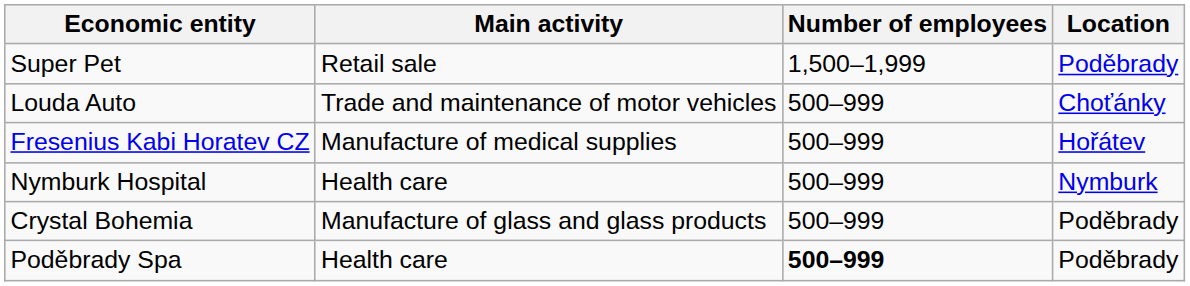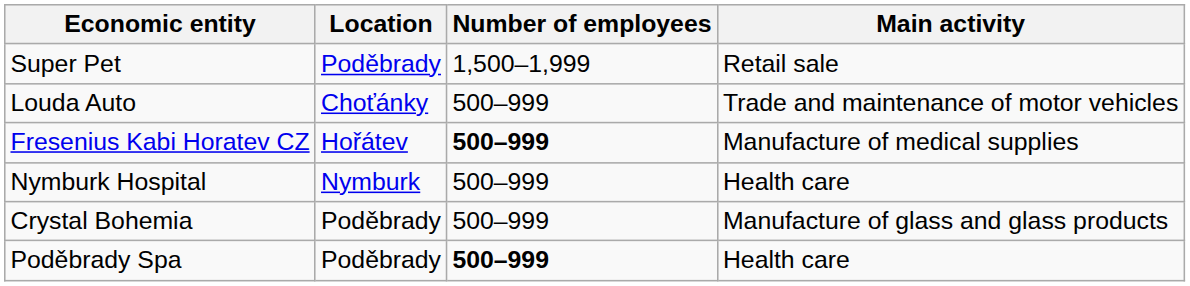columns swapped: (1118, 24) <-> (549, 24)
(836, 142) normal -> (501, 142) bold
